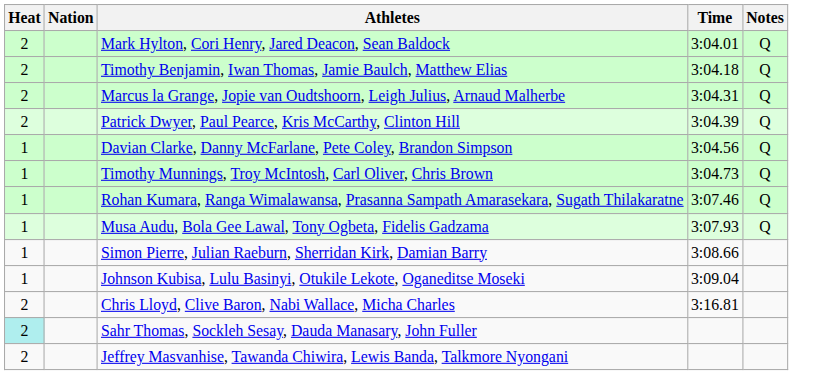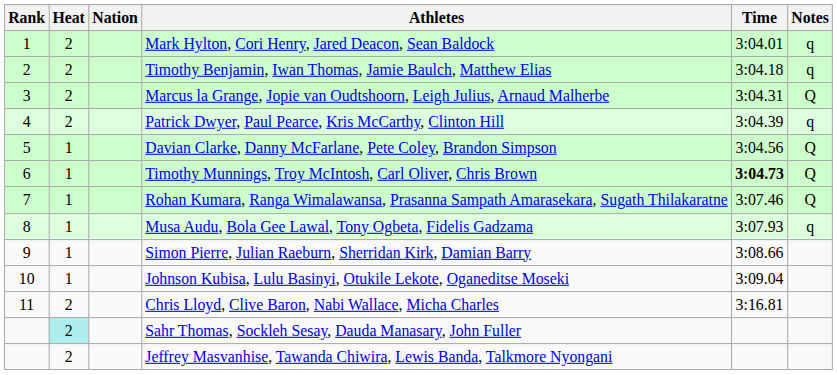+ column: (27, 17)
(765, 43) Q -> (810, 43) q
(765, 69) Q -> (810, 69) q
(765, 121) Q -> (810, 121) q
(715, 174) normal -> (760, 174) bold
(765, 226) Q -> (810, 226) q
